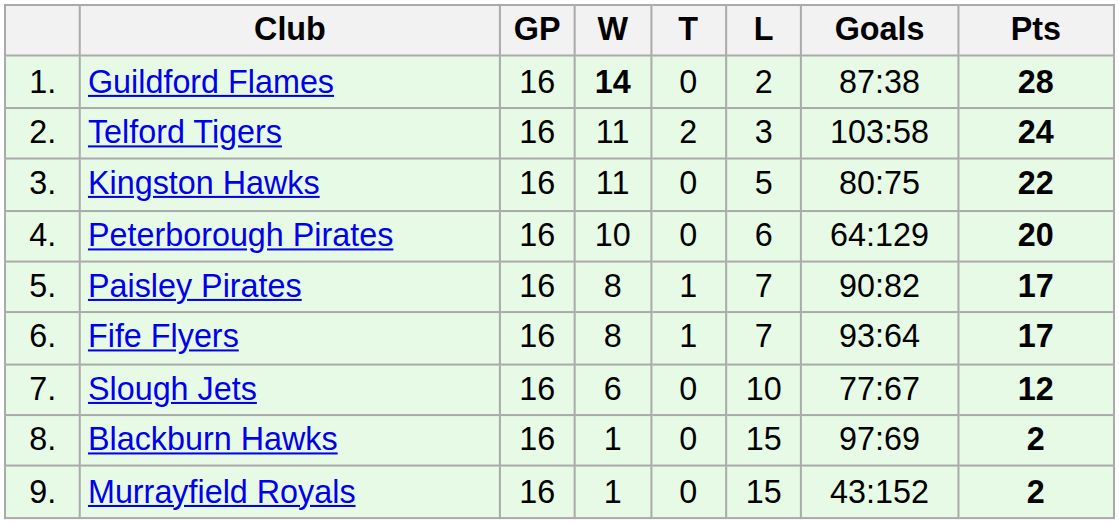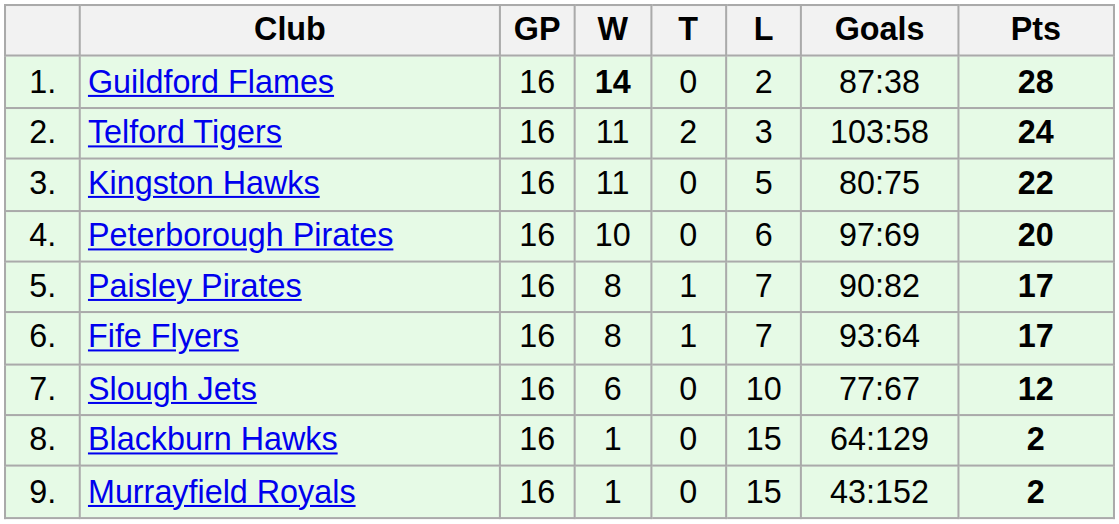(880, 235) 64:129 -> (880, 235) 97:69
(880, 440) 97:69 -> (880, 440) 64:129
